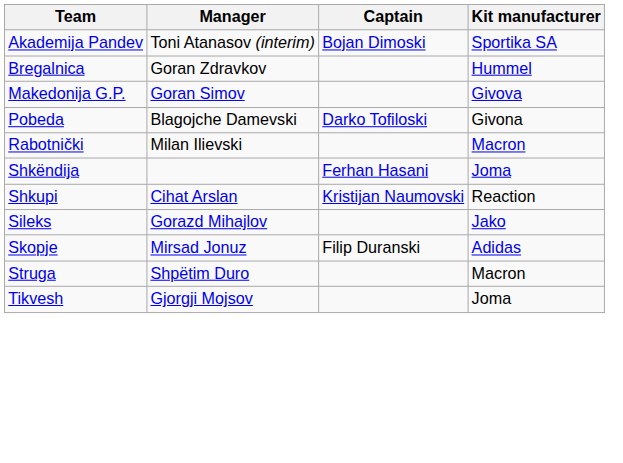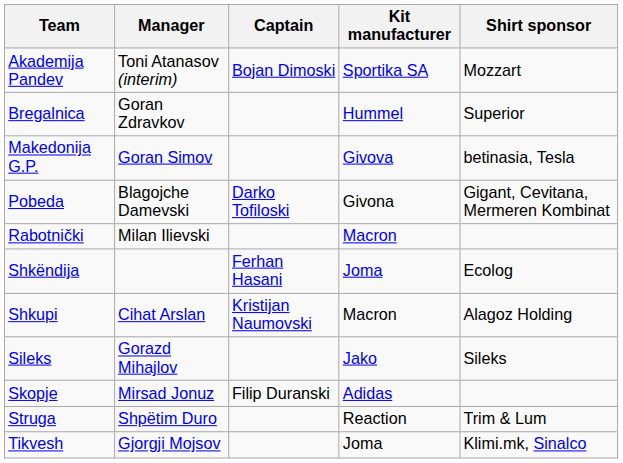+ column: (539, 26)
(503, 196) Reaction -> (370, 314) Macron
(499, 273) Macron -> (375, 419) Reaction
